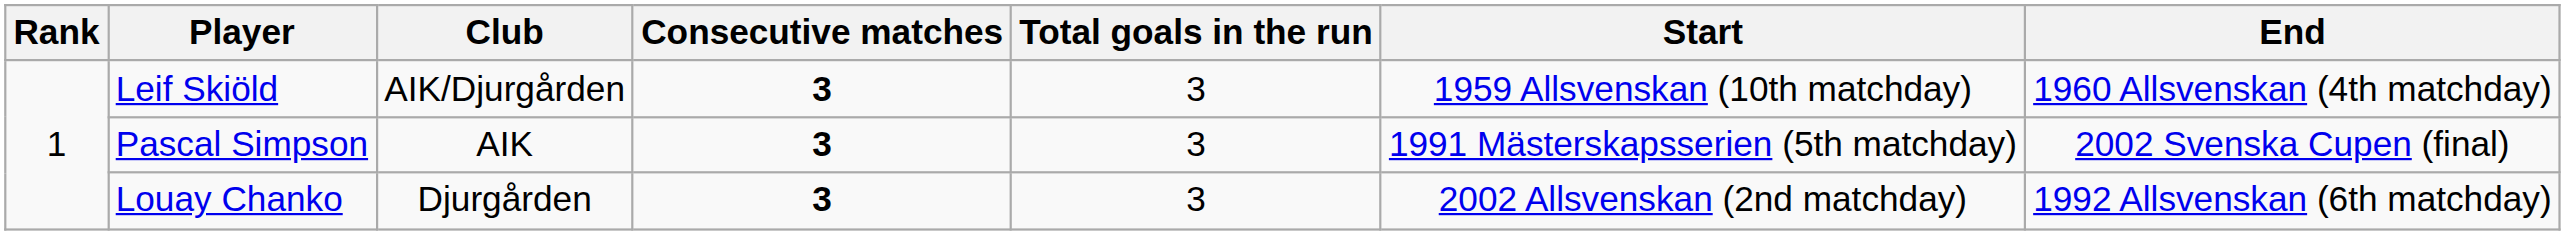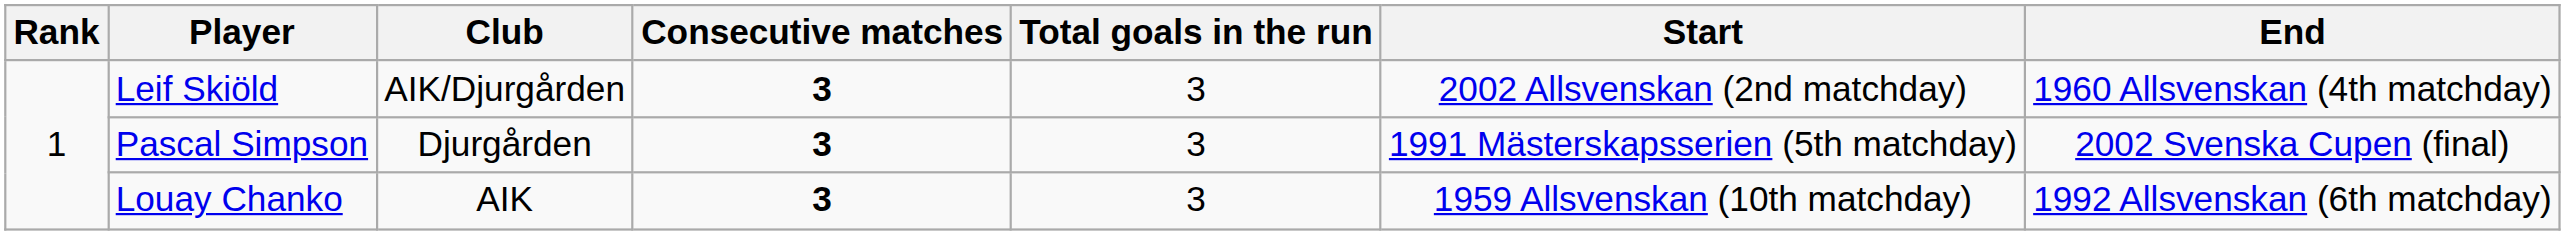(1703, 88) 1959 Allsvenskan (10th matchday) -> (1703, 88) 2002 Allsvenskan (2nd matchday)
(505, 144) AIK -> (505, 144) Djurgården
(505, 199) Djurgården -> (505, 199) AIK
(1703, 199) 2002 Allsvenskan (2nd matchday) -> (1703, 199) 1959 Allsvenskan (10th matchday)
